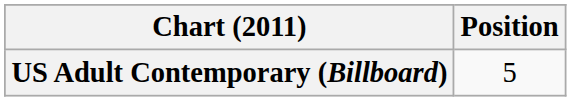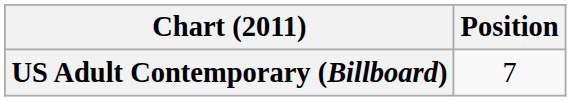(510, 72) 5 -> (510, 72) 7
